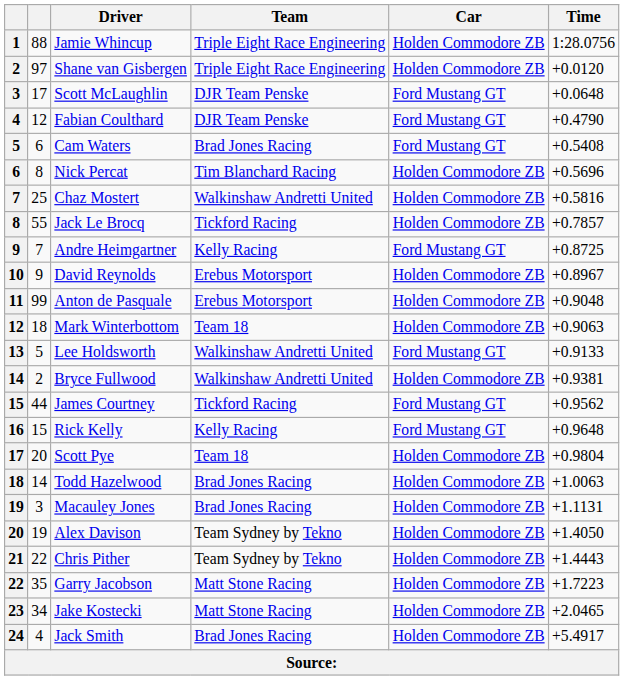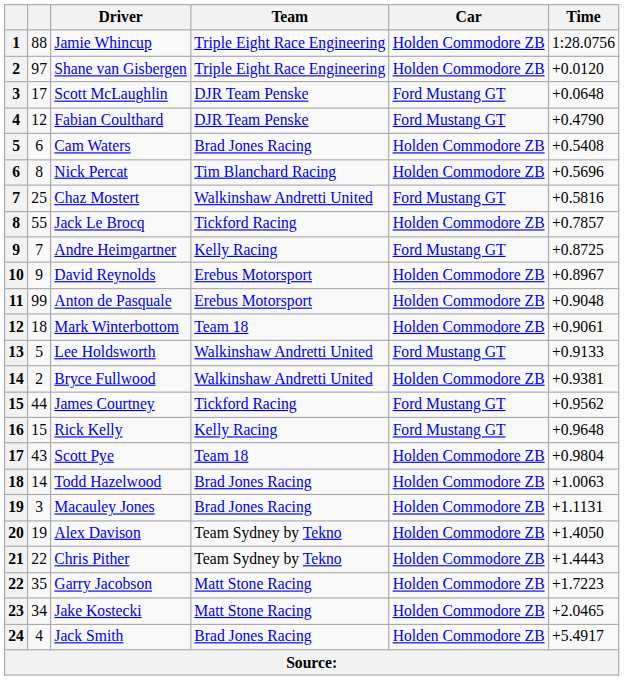(449, 146) Ford Mustang GT -> (469, 146) Holden Commodore ZB
(469, 197) Holden Commodore ZB -> (449, 197) Ford Mustang GT
(578, 326) +0.9063 -> (578, 326) +0.9061
(39, 455) 20 -> (39, 455) 43
